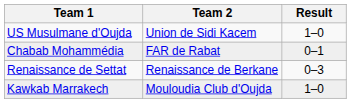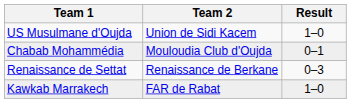(183, 51) FAR de Rabat -> (209, 51) Mouloudia Club d'Oujda
(209, 88) Mouloudia Club d'Oujda -> (183, 88) FAR de Rabat
